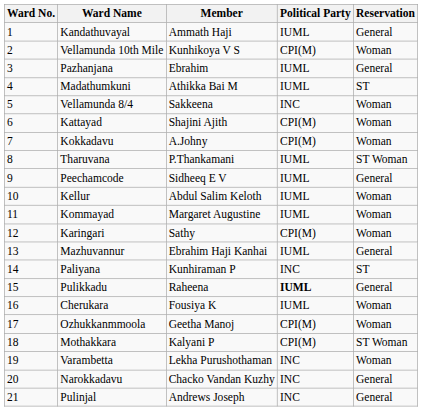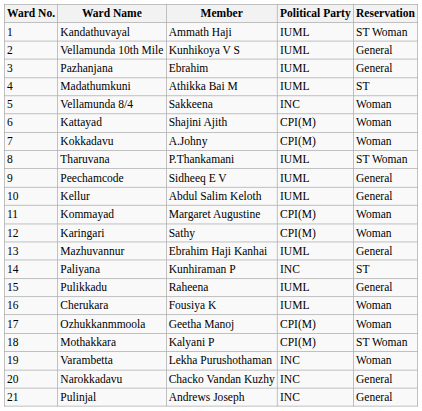(374, 31) General -> (382, 31) ST Woman
(298, 50) CPI(M) -> (295, 50) IUML
(374, 50) Woman -> (374, 50) General
(374, 196) Woman -> (374, 196) General
(295, 214) IUML -> (298, 214) CPI(M)
(296, 287) bold -> (295, 287) normal
